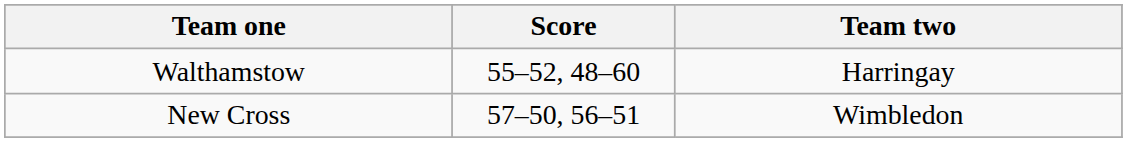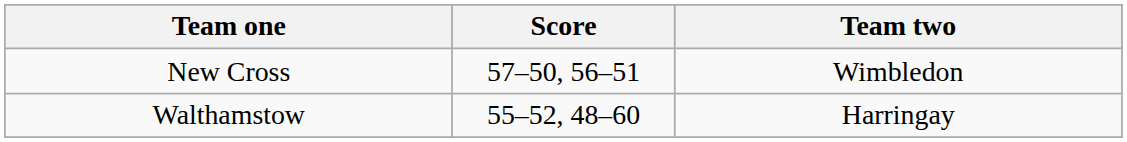rows swapped: (229, 114) <-> (229, 70)
